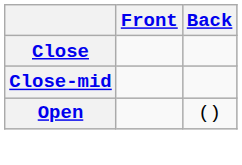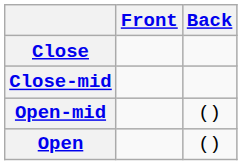+ row: (60, 113)
